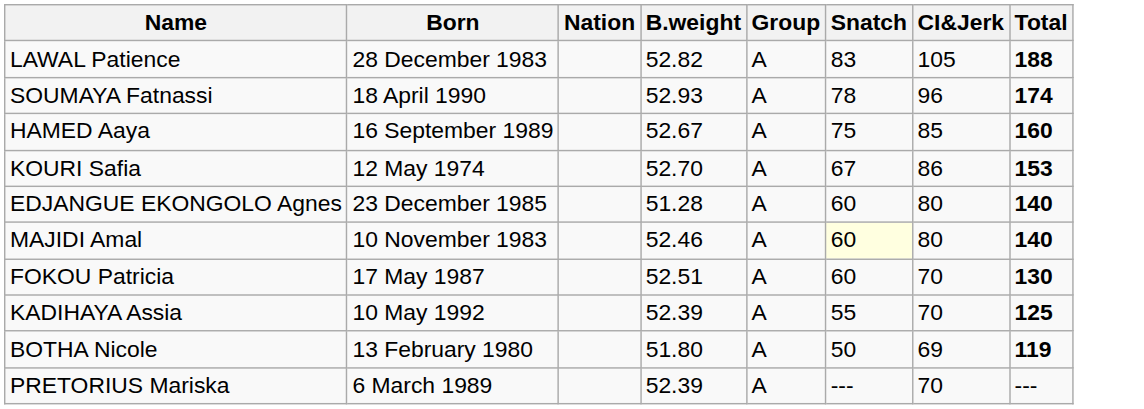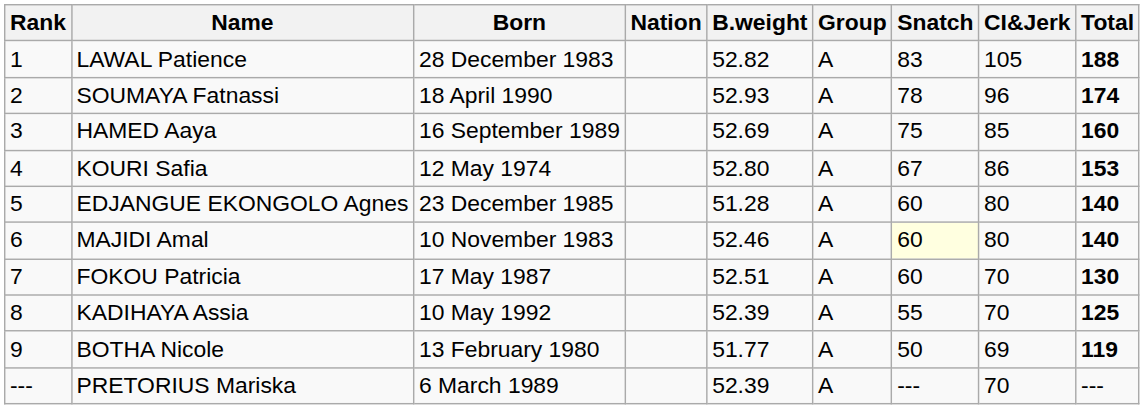+ column: (38, 22)
(674, 131) 52.67 -> (741, 131) 52.69
(674, 167) 52.70 -> (741, 167) 52.80
(674, 349) 51.80 -> (741, 349) 51.77
